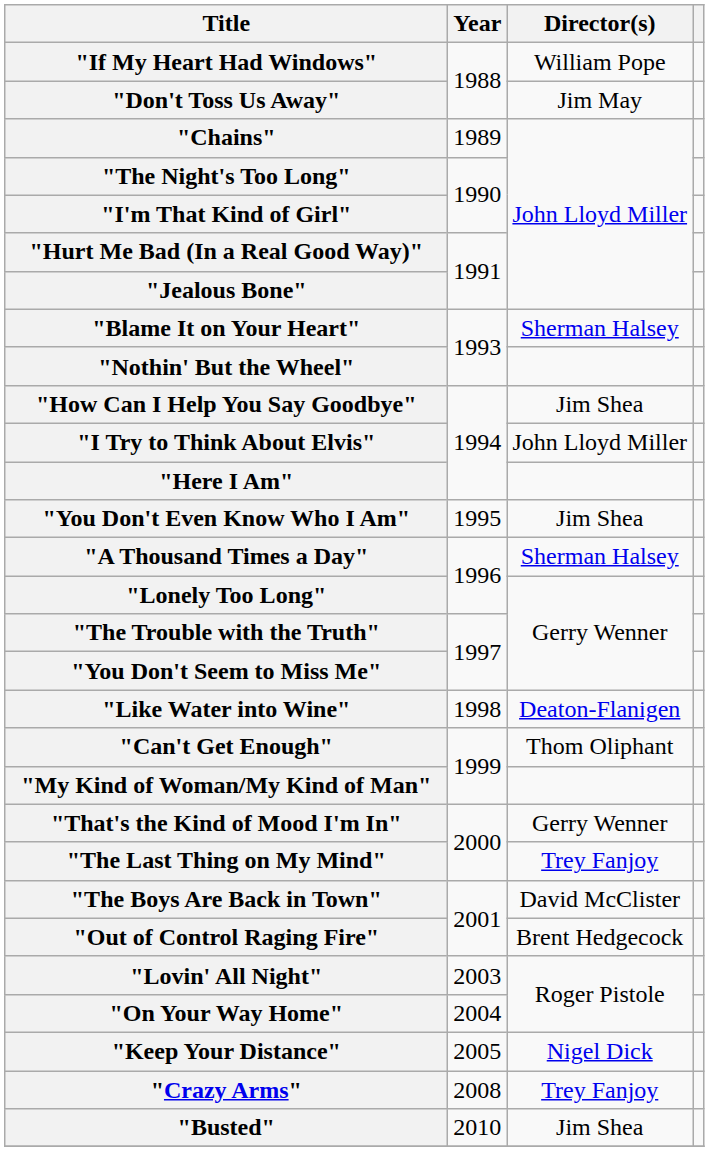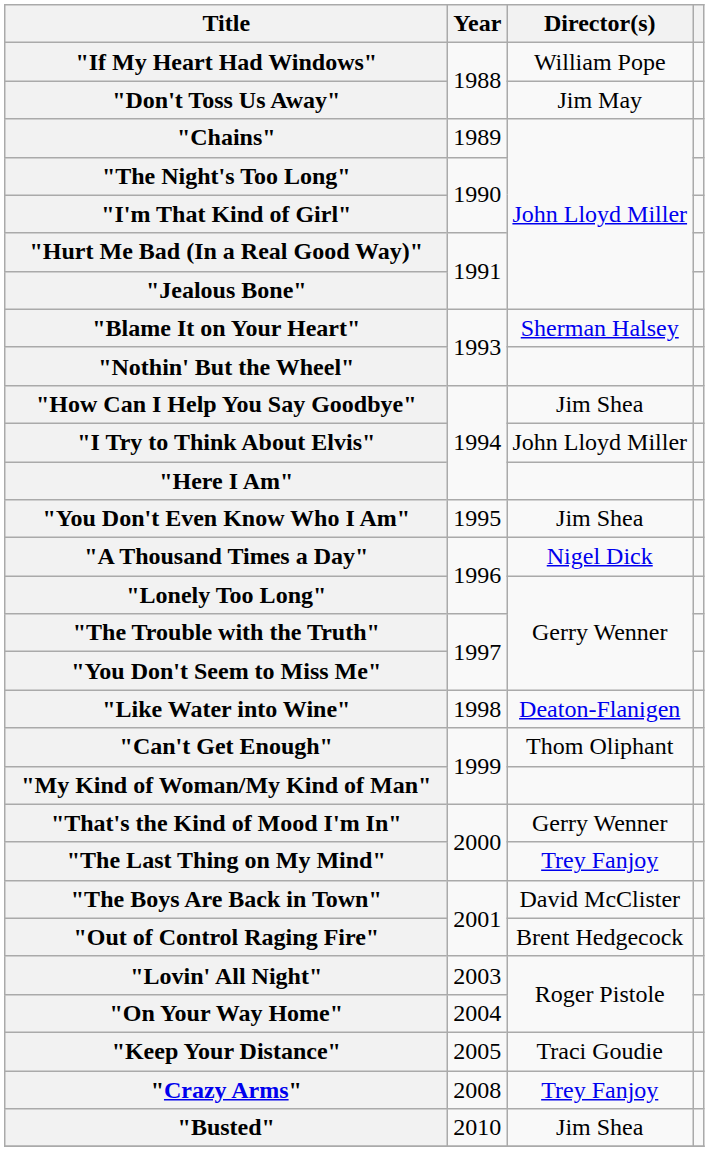(600, 556) Sherman Halsey -> (600, 556) Nigel Dick
(600, 1051) Nigel Dick -> (600, 1051) Traci Goudie
